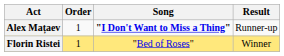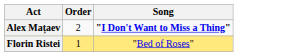- column: (256, 12)
(78, 28) 1 -> (78, 28) 2
